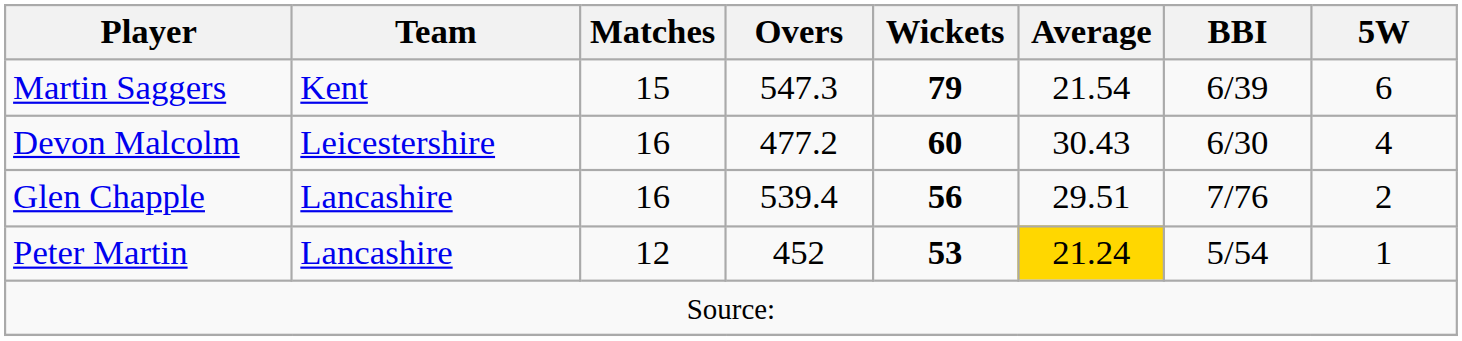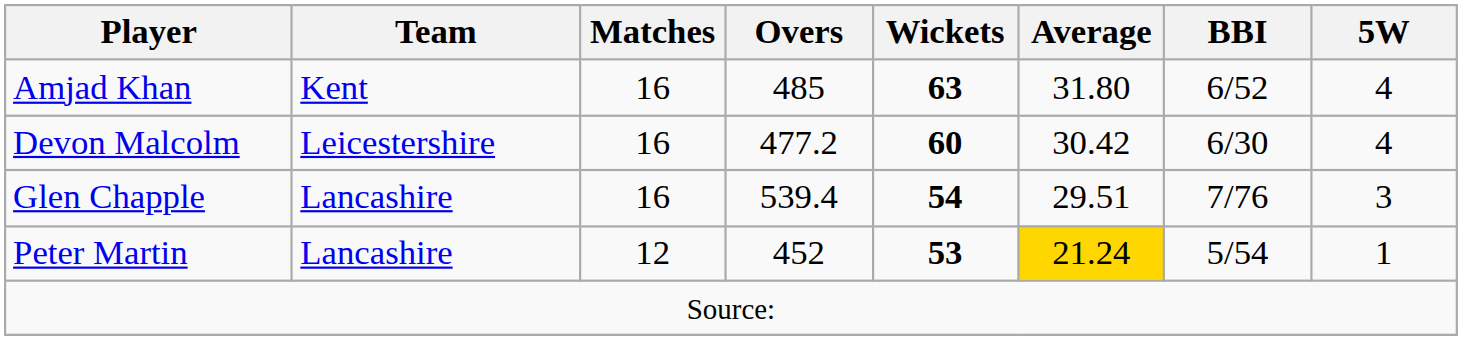- row: (120, 87)
+ row: (102, 87)
(1091, 142) 30.43 -> (1091, 142) 30.42
(945, 197) 56 -> (945, 197) 54
(1384, 197) 2 -> (1384, 197) 3
